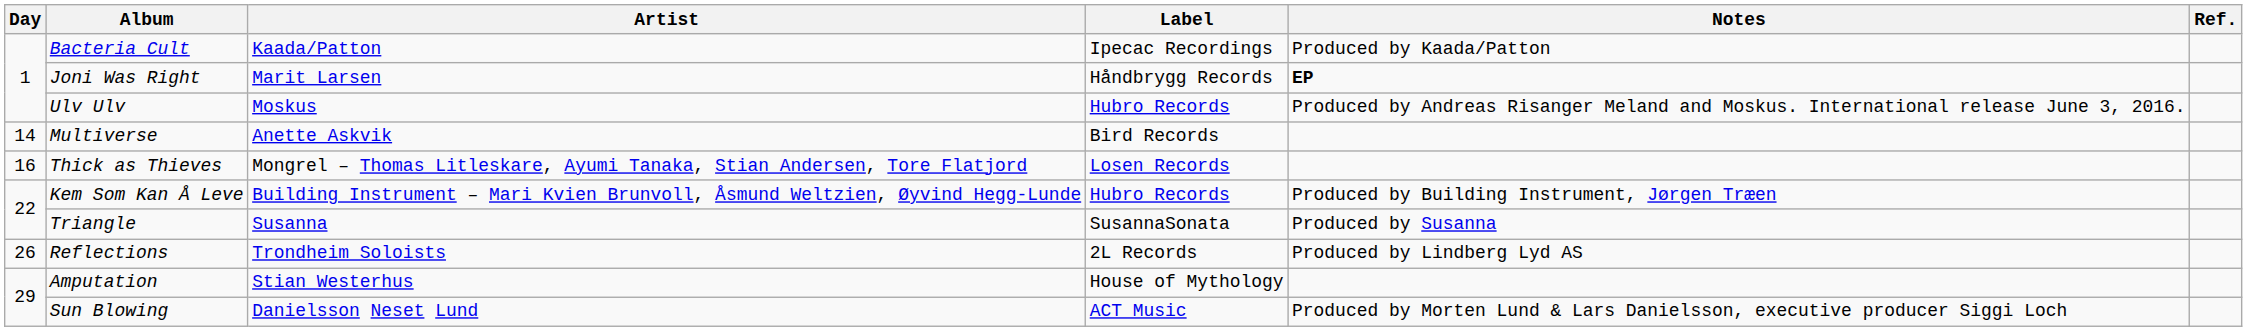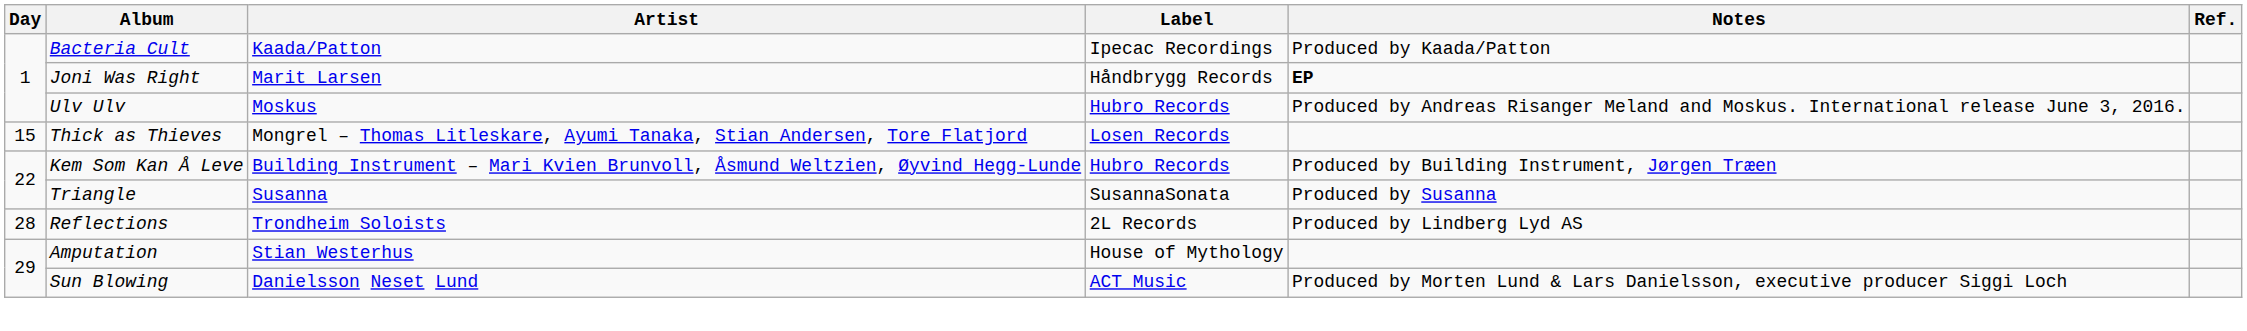- row: (104, 136)
(25, 166) 16 -> (25, 136) 15
(25, 253) 26 -> (25, 224) 28
